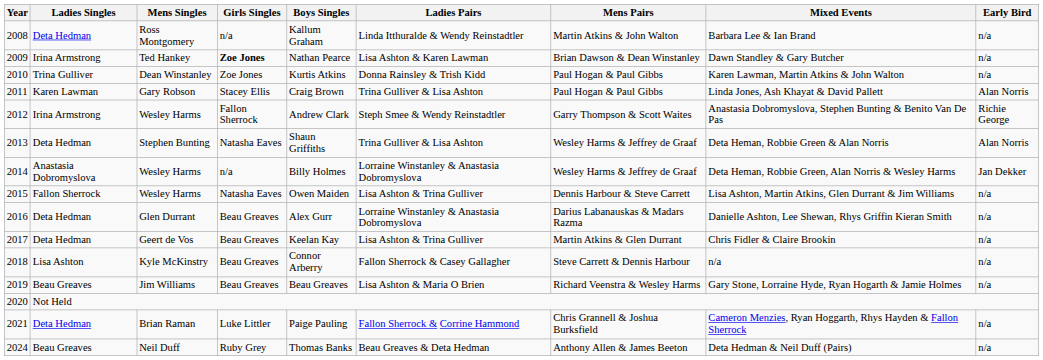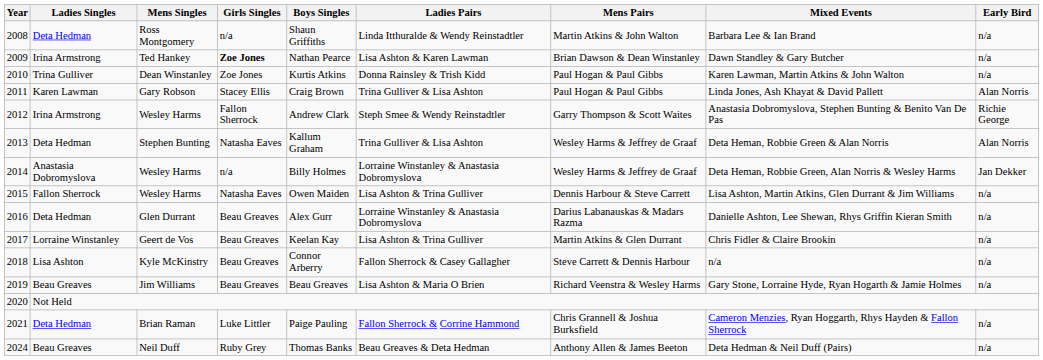(306, 35) Kallum Graham -> (307, 35) Shaun Griffiths
(307, 143) Shaun Griffiths -> (306, 143) Kallum Graham
(62, 239) Deta Hedman -> (76, 239) Lorraine Winstanley
